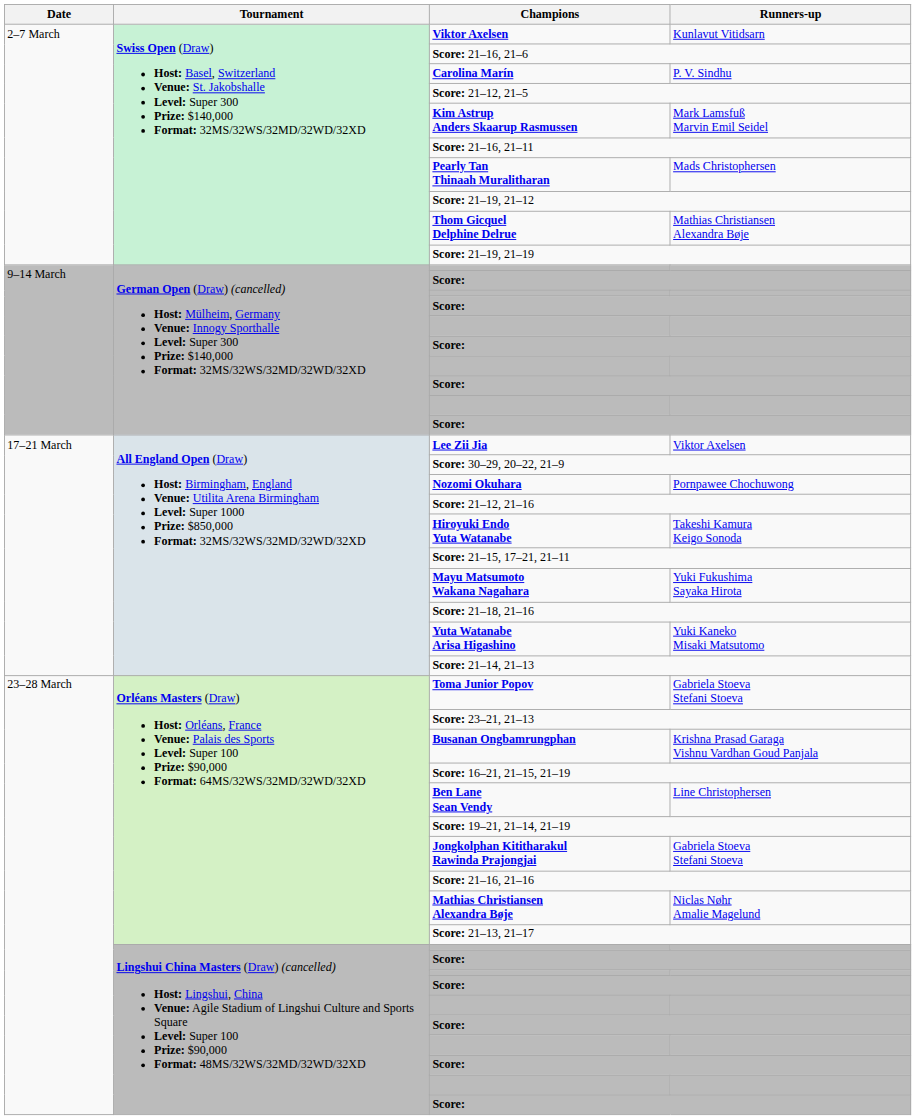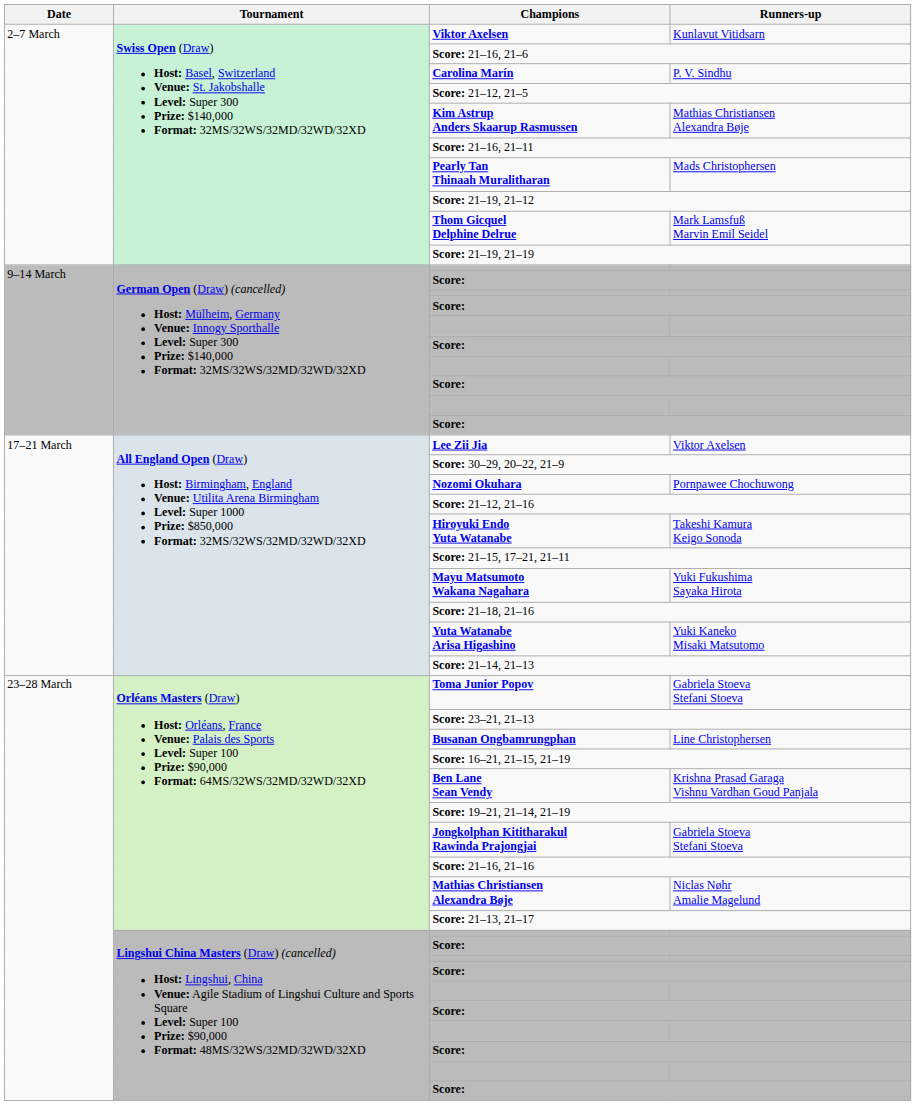(721, 120) Mark Lamsfuß Marvin Emil Seidel -> (724, 120) Mathias Christiansen Alexandra Bøje
(724, 227) Mathias Christiansen Alexandra Bøje -> (721, 227) Mark Lamsfuß Marvin Emil Seidel
(746, 746) Krishna Prasad Garaga Vishnu Vardhan Goud Panjala -> (722, 739) Line Christophersen
(722, 792) Line Christophersen -> (746, 785) Krishna Prasad Garaga Vishnu Vardhan Goud Panjala
